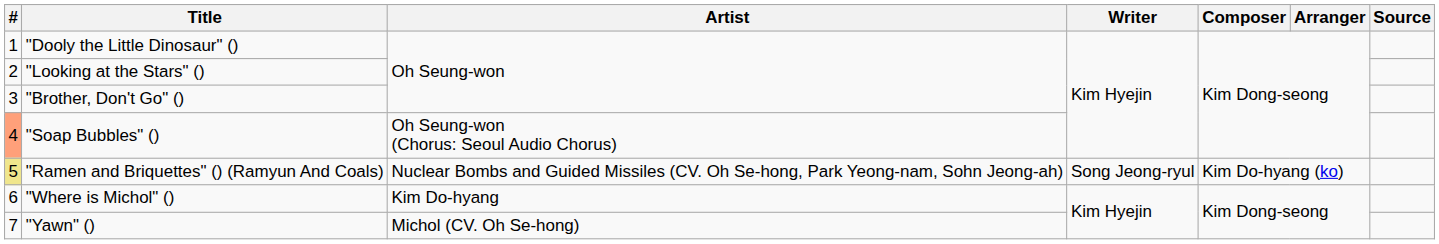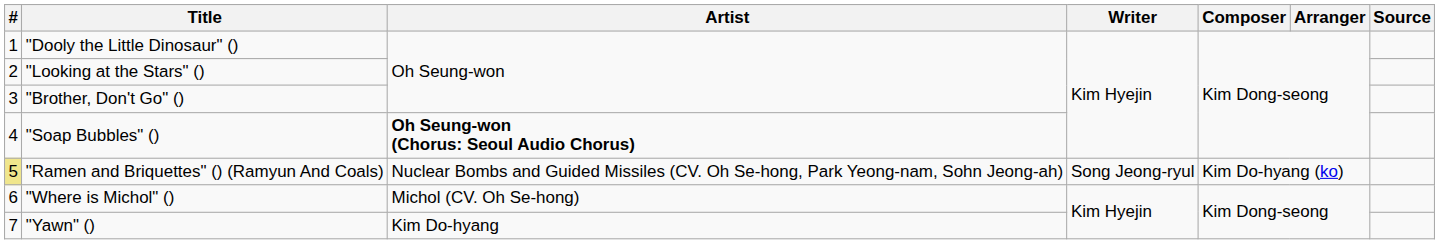(13, 135) lightsalmon background -> (13, 135) no background
(504, 135) normal -> (513, 135) bold
(445, 198) Kim Do-hyang -> (485, 198) Michol (CV. Oh Se-hong)
(485, 225) Michol (CV. Oh Se-hong) -> (445, 225) Kim Do-hyang
